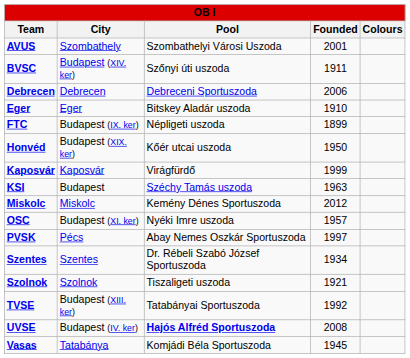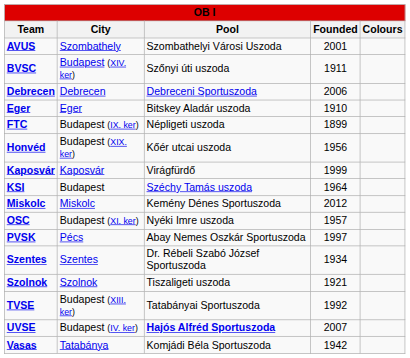(335, 147) 1950 -> (335, 147) 1956
(335, 187) 1963 -> (335, 187) 1964
(335, 328) 2008 -> (335, 328) 2007
(335, 345) 1945 -> (335, 345) 1942
